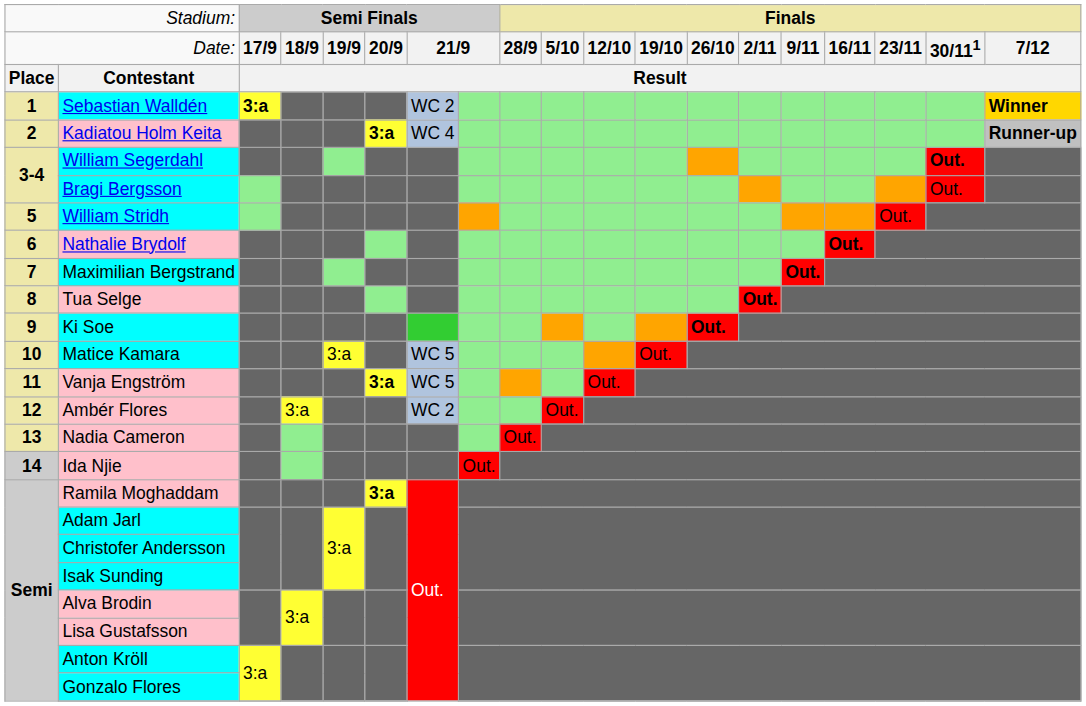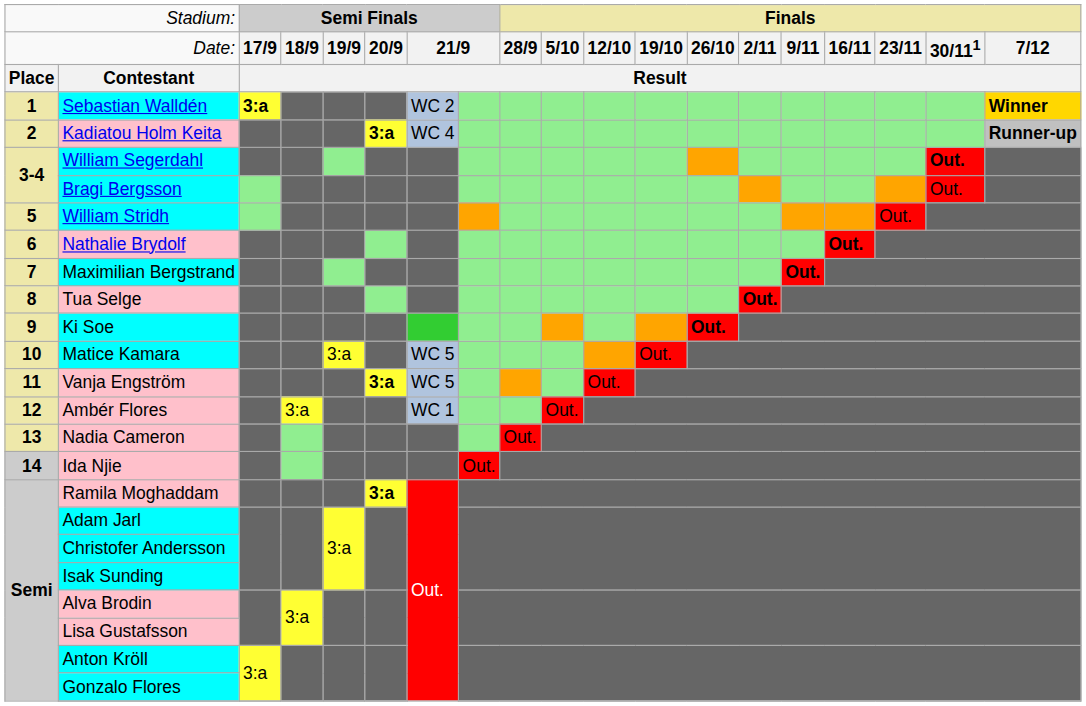(433, 410) WC 2 -> (433, 410) WC 1
